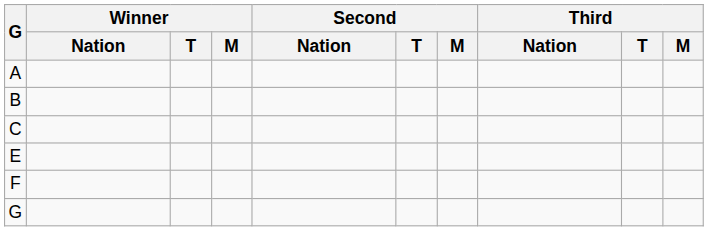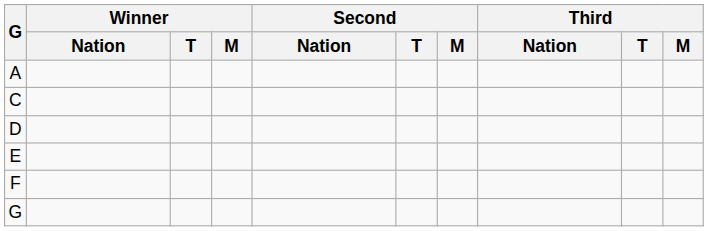- row: (15, 101)
+ row: (15, 128)
